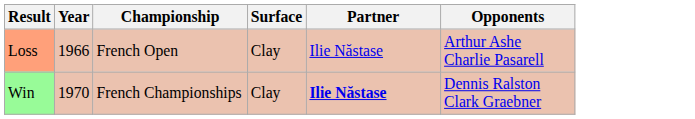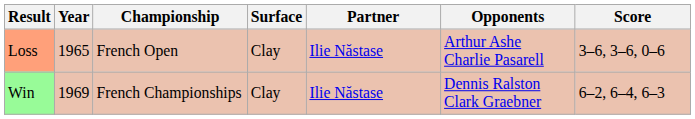+ column: (633, 16)
(74, 50) 1966 -> (74, 50) 1965
(74, 93) 1970 -> (74, 93) 1969
(348, 93) bold -> (346, 93) normal
